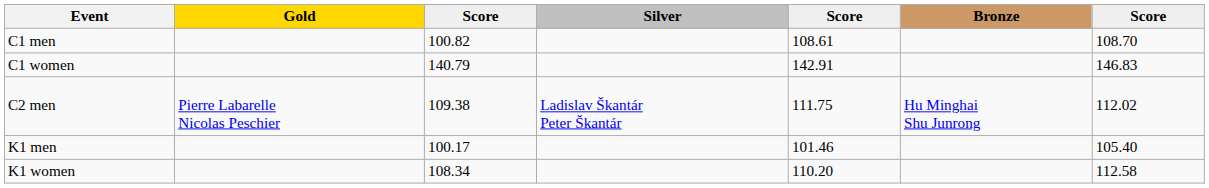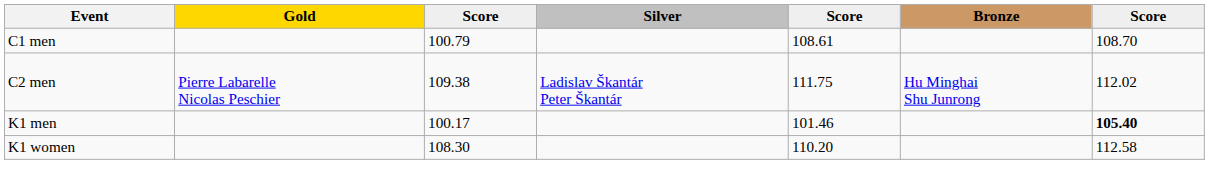(449, 40) 100.82 -> (449, 40) 100.79
- row: (41, 64)
(1117, 147) normal -> (1117, 123) bold
(449, 171) 108.34 -> (449, 147) 108.30
